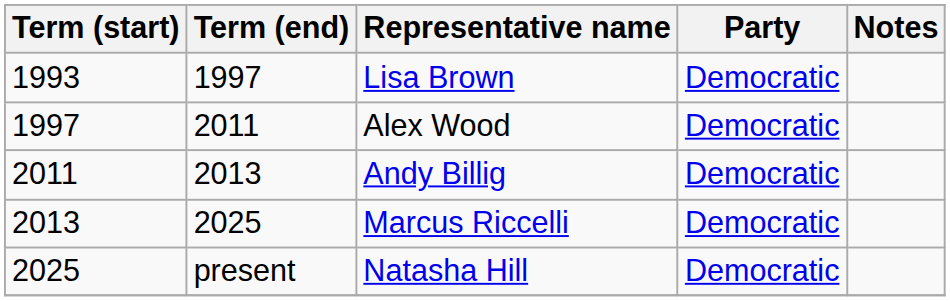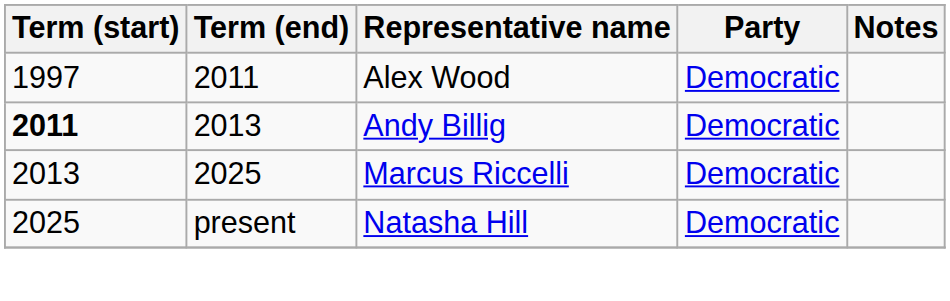- row: (439, 77)
(45, 174) normal -> (45, 125) bold
